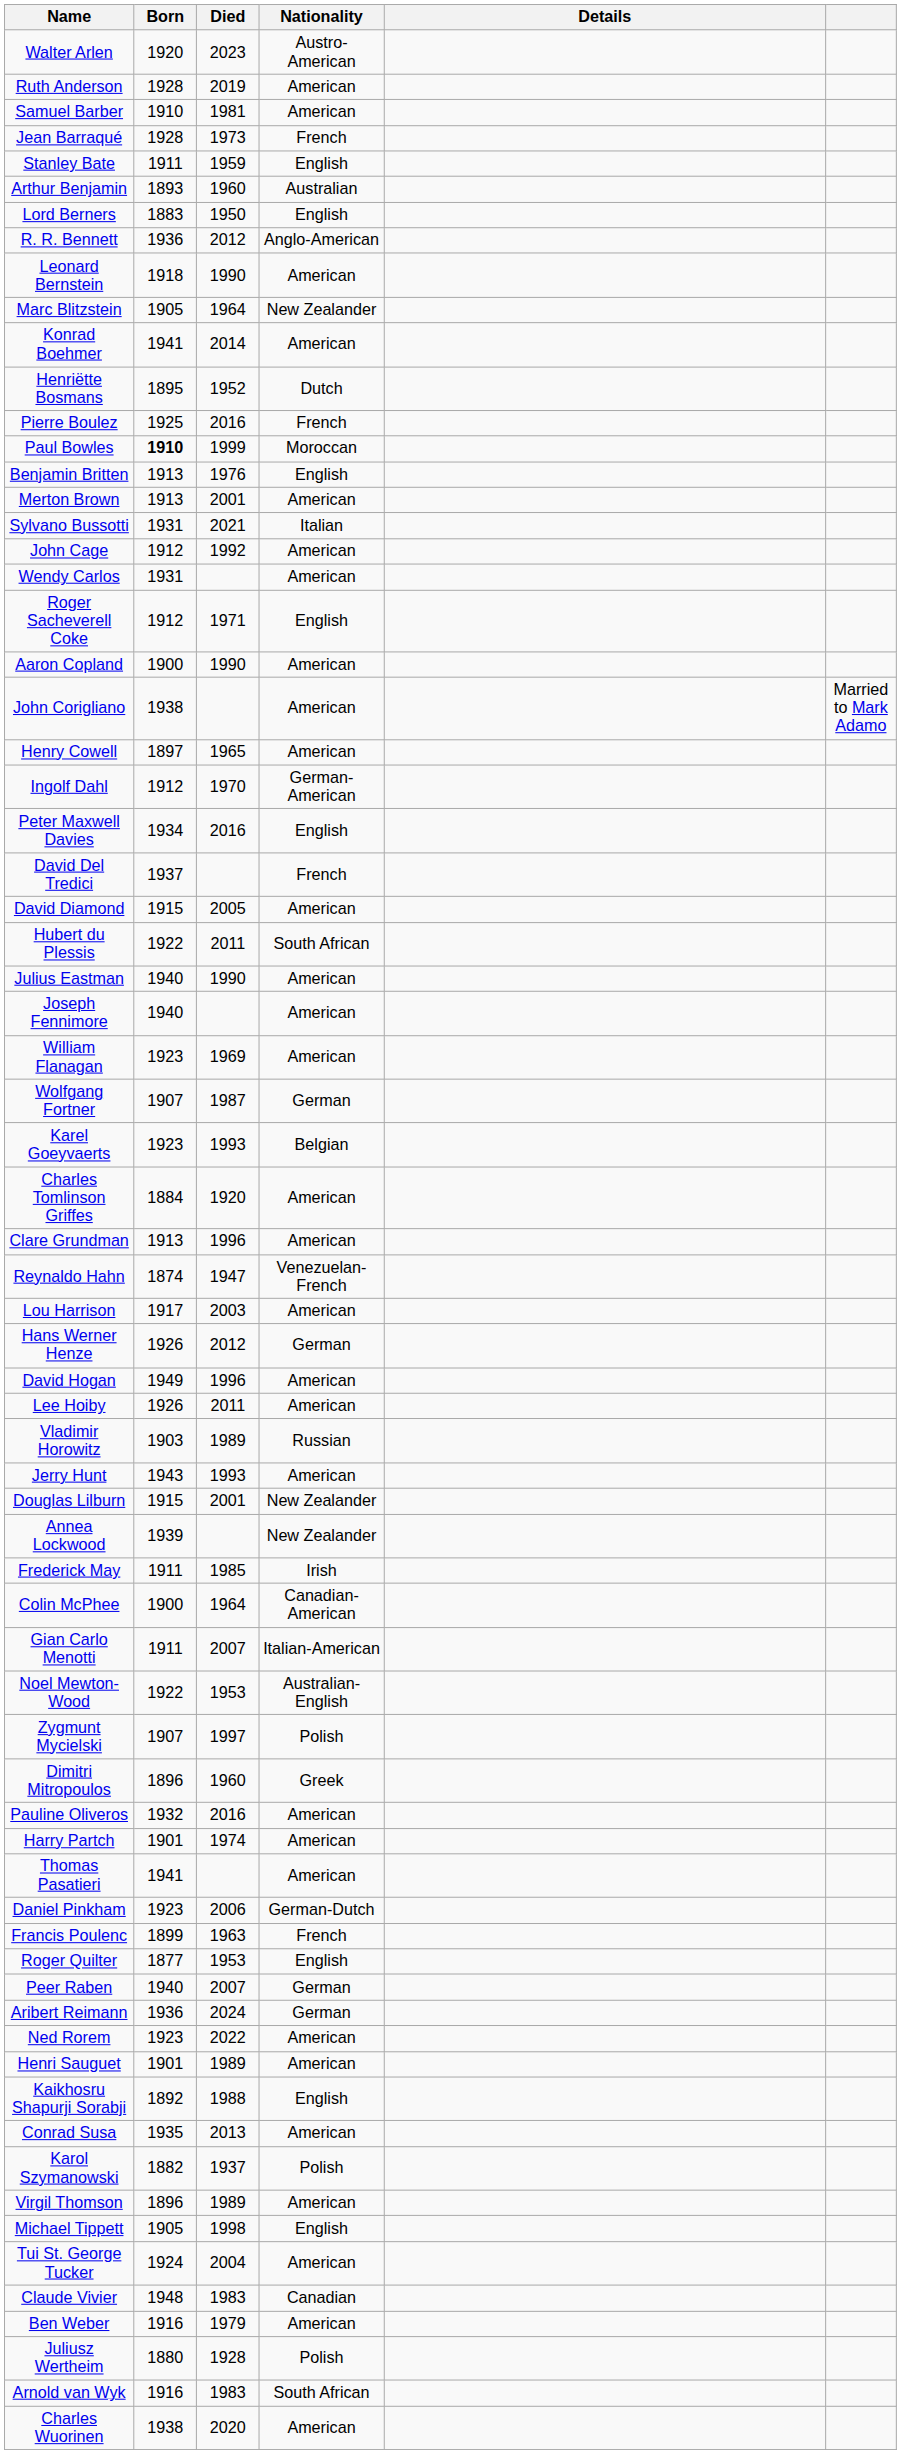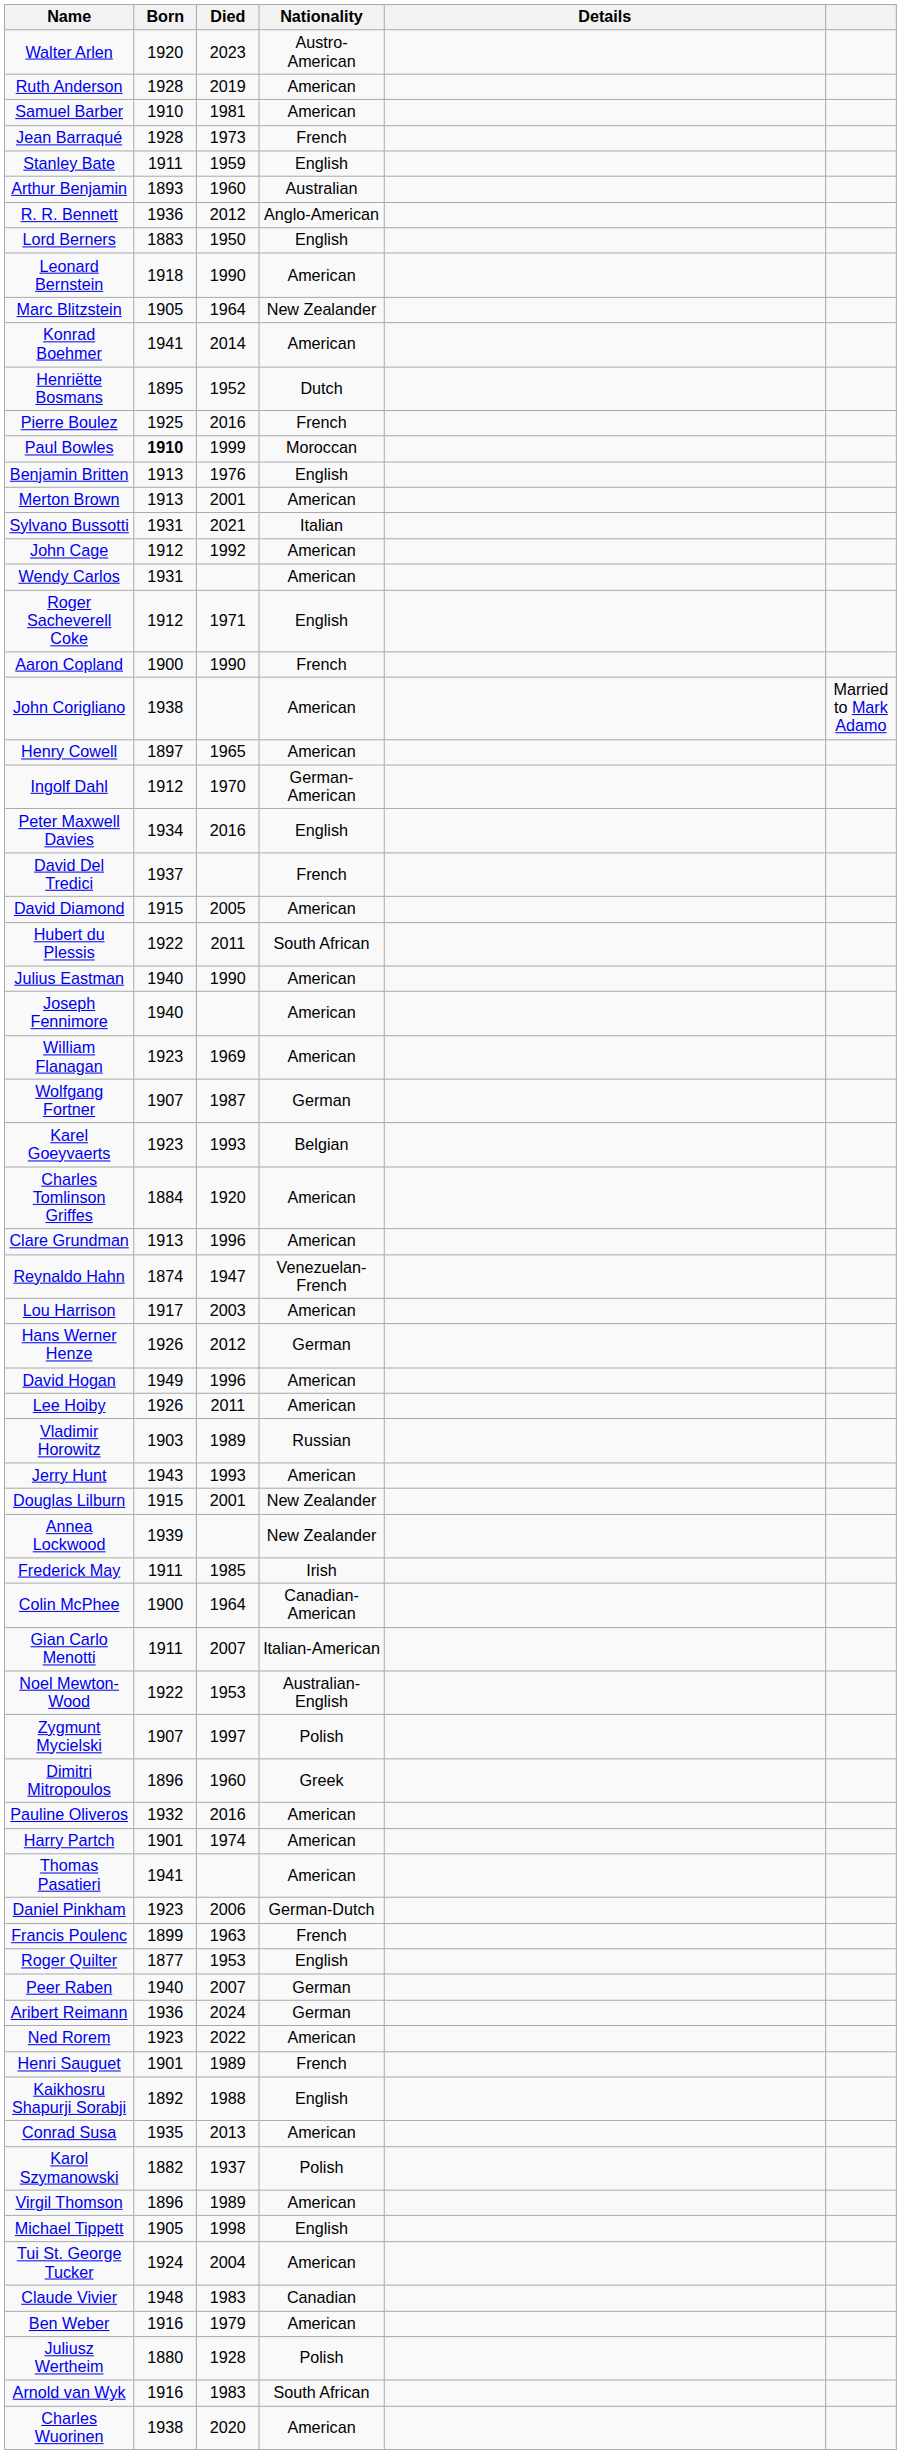rows swapped: (69, 240) <-> (69, 214)
(322, 664) American -> (322, 664) French
(322, 2064) American -> (322, 2064) French
